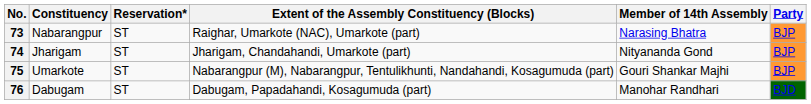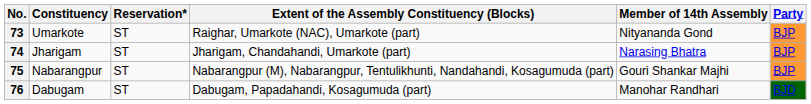(67, 33) Nabarangpur -> (58, 33) Umarkote
(663, 33) Narasing Bhatra -> (666, 33) Nityananda Gond
(666, 52) Nityananda Gond -> (663, 52) Narasing Bhatra
(58, 71) Umarkote -> (67, 71) Nabarangpur
